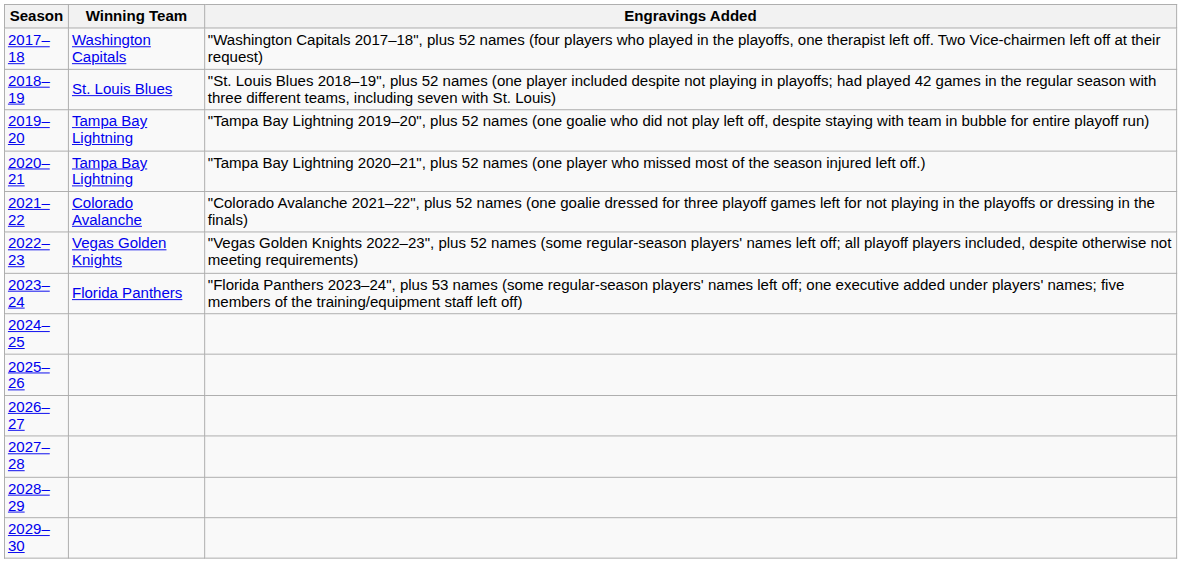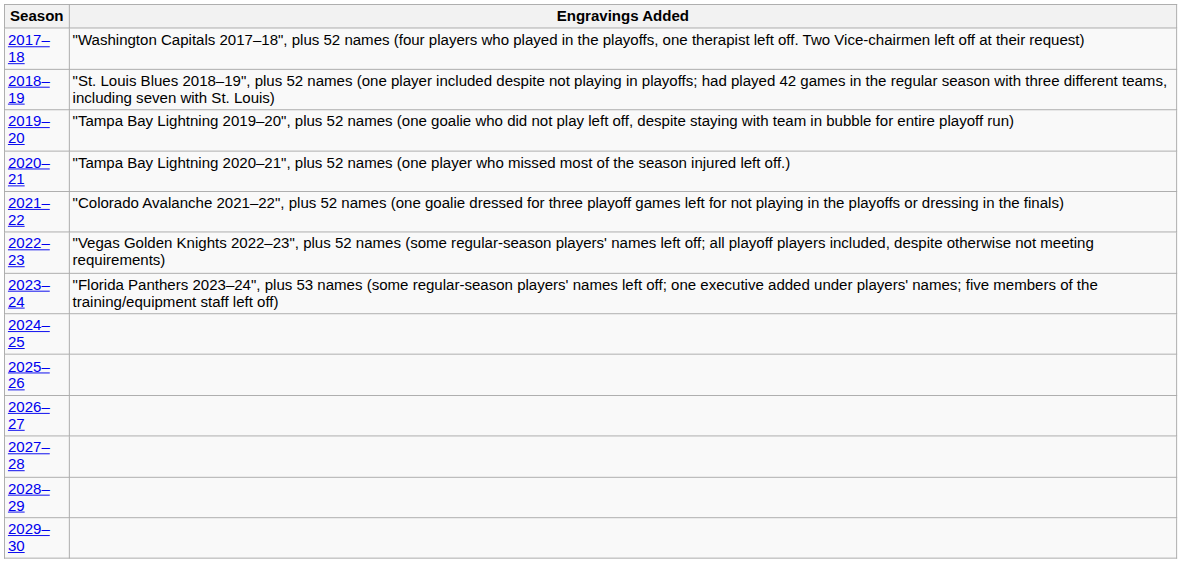- column: (136, 16)
